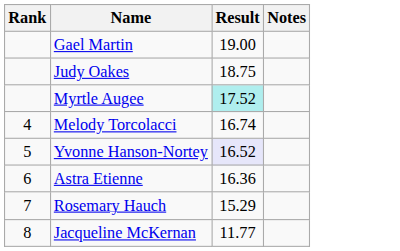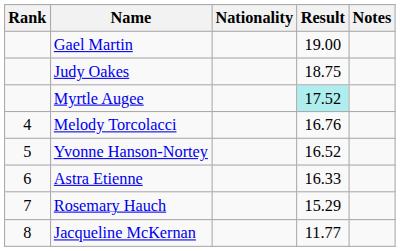+ column: (254, 18)
(238, 125) 16.74 -> (323, 125) 16.76
(238, 152) lavender background -> (323, 152) no background
(238, 178) 16.36 -> (323, 178) 16.33
